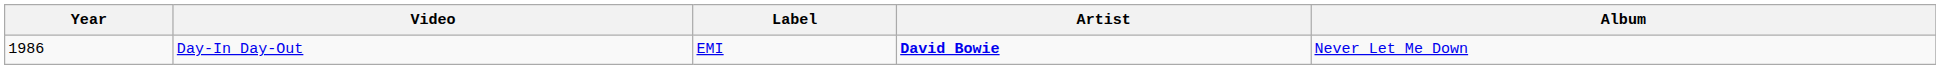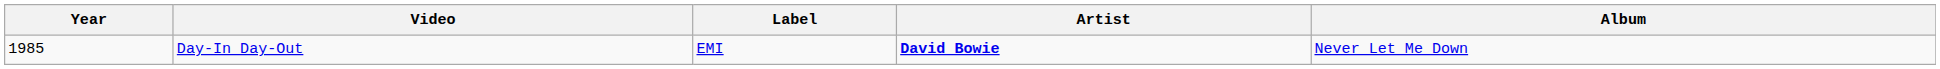(26, 50) 1986 -> (26, 50) 1985
